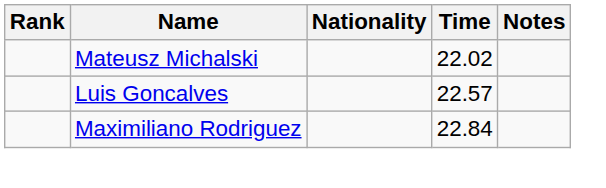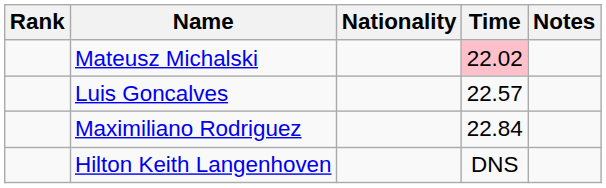(465, 57) no background -> (495, 57) pink background
+ row: (203, 164)
